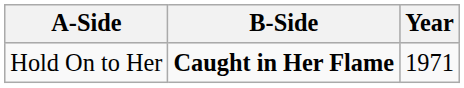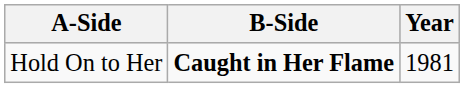(430, 62) 1971 -> (430, 62) 1981
